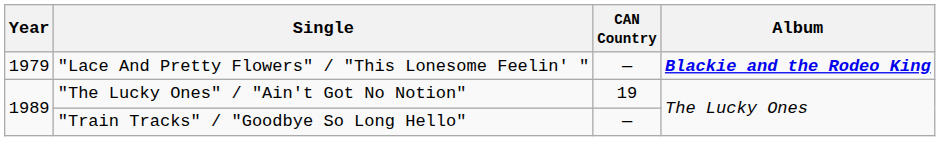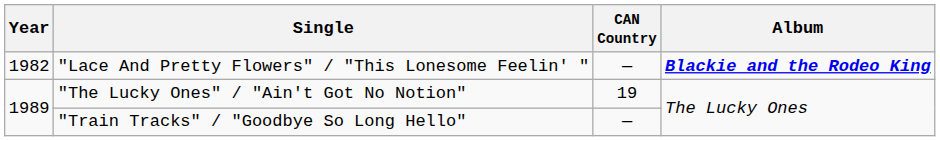(29, 66) 1979 -> (29, 66) 1982
